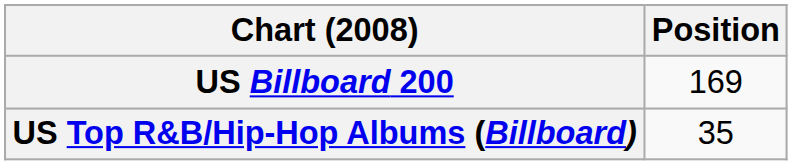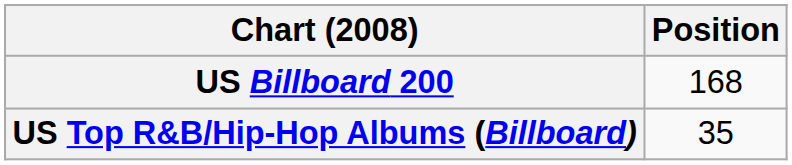(716, 81) 169 -> (716, 81) 168
